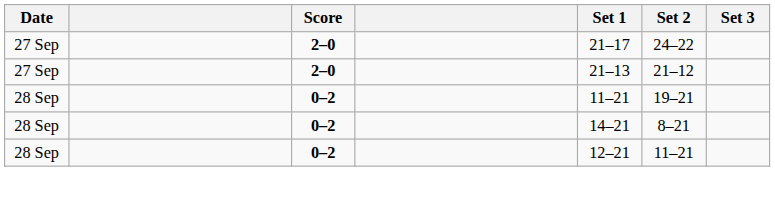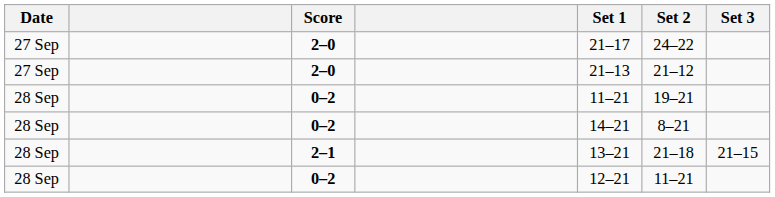+ row: (37, 152)
